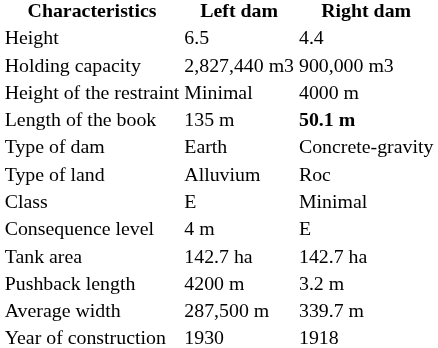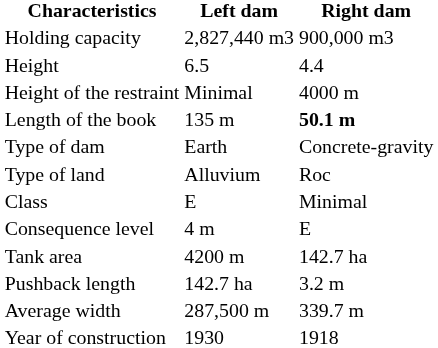rows swapped: (32, 38) <-> (73, 65)
(218, 256) 142.7 ha -> (214, 256) 4200 m
(214, 283) 4200 m -> (218, 283) 142.7 ha
